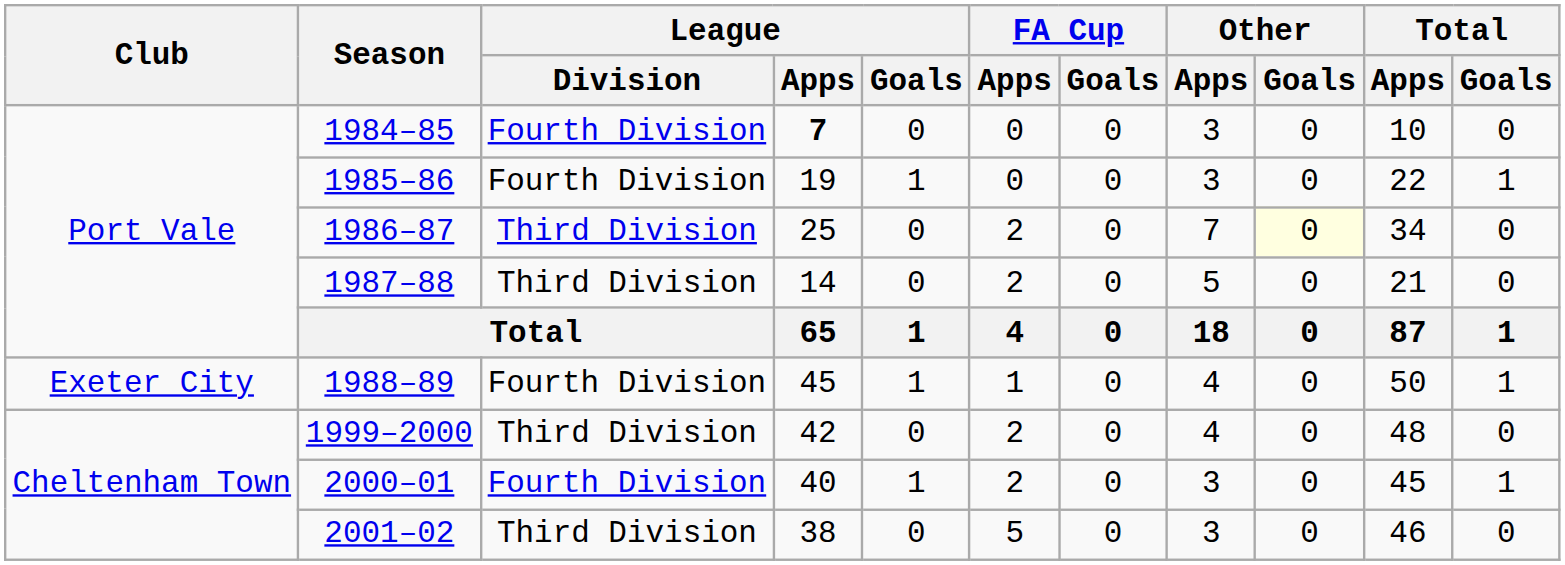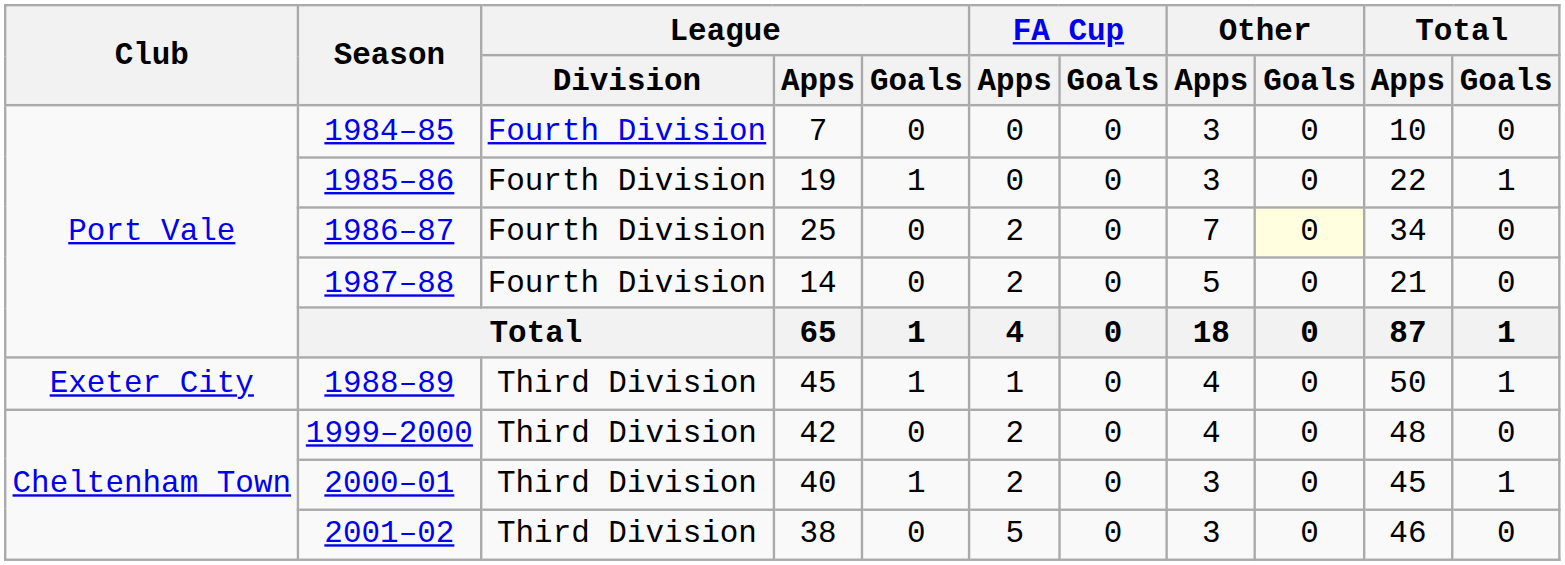(818, 131) bold -> (818, 131) normal
(627, 232) Third Division -> (627, 232) Fourth Division
(627, 283) Third Division -> (627, 283) Fourth Division
(627, 383) Fourth Division -> (627, 383) Third Division
(627, 484) Fourth Division -> (627, 484) Third Division
